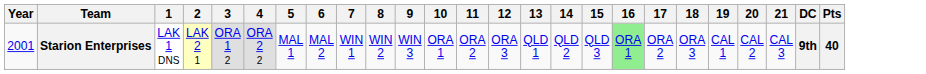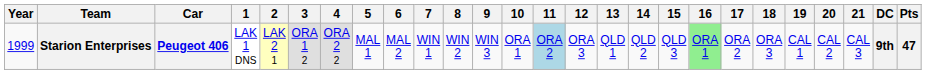+ column: (193, 14)
(21, 46) 2001 -> (21, 46) 1999
(472, 46) no background -> (550, 46) lightblue background
(832, 46) 40 -> (909, 46) 47
